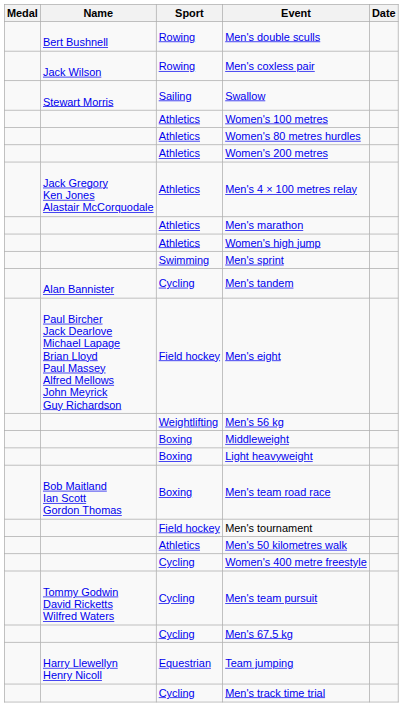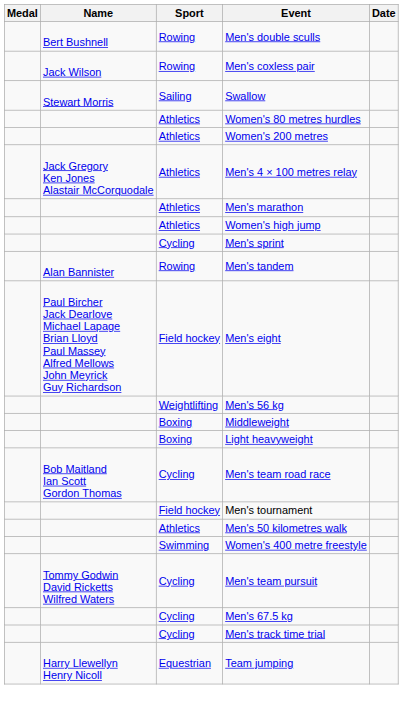- row: (277, 119)
(184, 260) Swimming -> (177, 243) Cycling
(177, 283) Cycling -> (177, 266) Rowing
(175, 492) Boxing -> (177, 475) Cycling
(177, 563) Cycling -> (184, 545) Swimming
rows swapped: (275, 693) <-> (259, 664)
